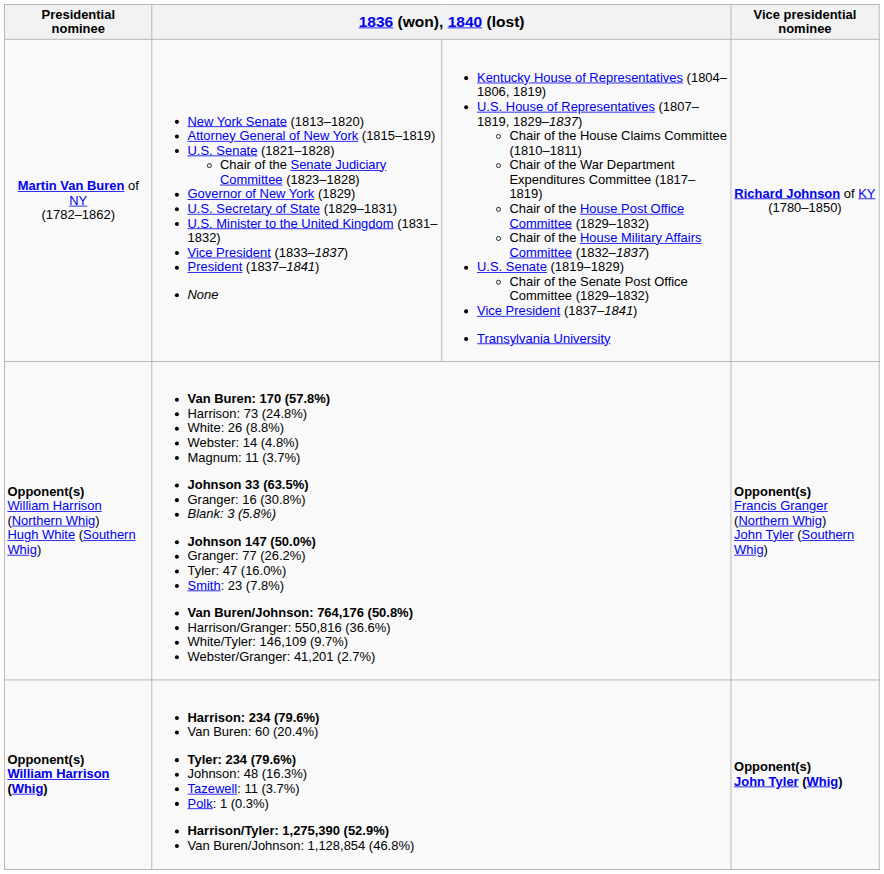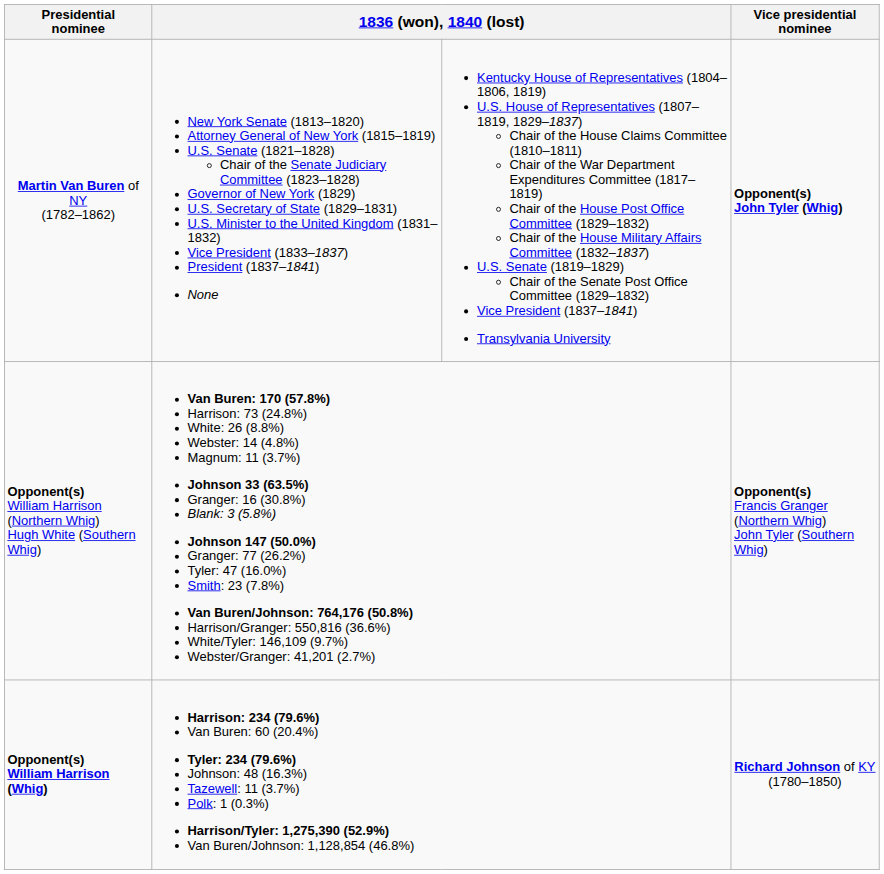(805, 200) Richard Johnson of KY (1780–1850) -> (788, 200) Opponent(s) John Tyler (Whig)
(788, 774) Opponent(s) John Tyler (Whig) -> (805, 774) Richard Johnson of KY (1780–1850)
